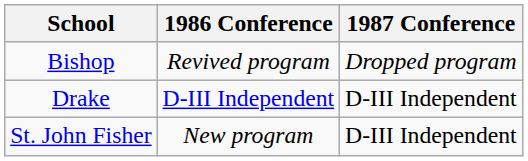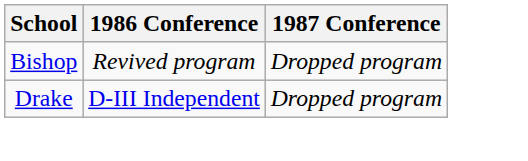(431, 98) D-III Independent -> (356, 98) Dropped program
- row: (81, 135)
